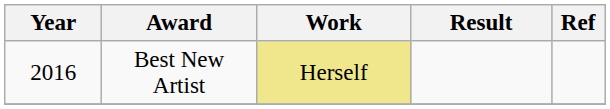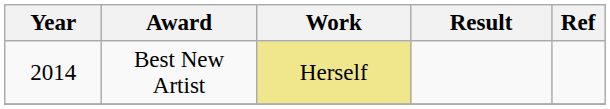(53, 72) 2016 -> (53, 72) 2014
